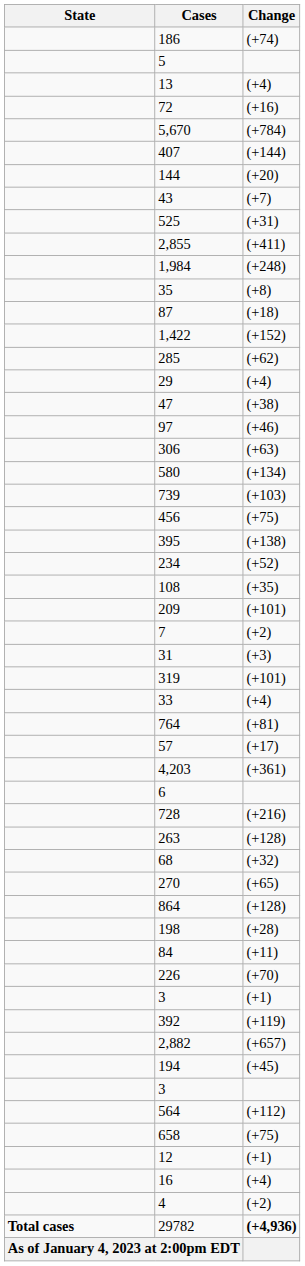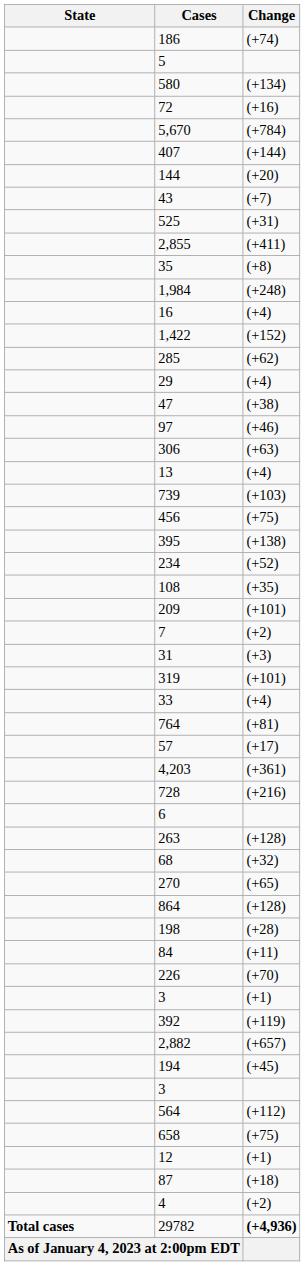rows swapped: (169, 472) <-> (166, 84)
rows swapped: (175, 267) <-> (166, 289)
rows swapped: (166, 1180) <-> (166, 312)
rows swapped: (169, 815) <-> (162, 792)
